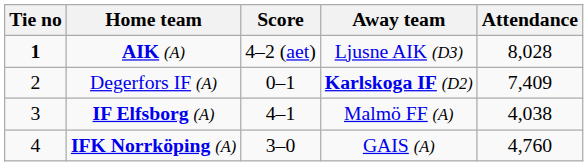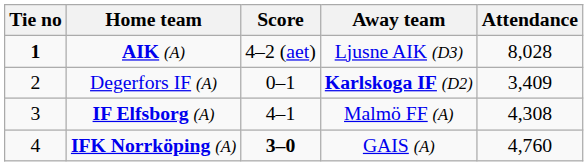(530, 82) 7,409 -> (530, 82) 3,409
(530, 113) 4,038 -> (530, 113) 4,308
(281, 144) normal -> (281, 144) bold
